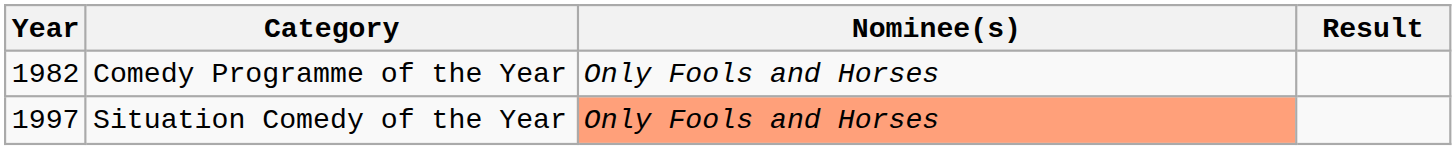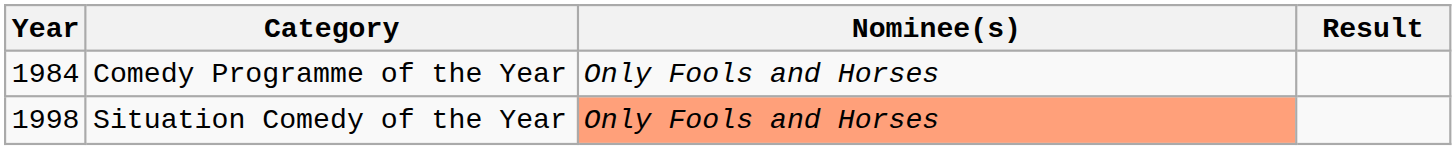(46, 74) 1982 -> (46, 74) 1984
(46, 120) 1997 -> (46, 120) 1998
